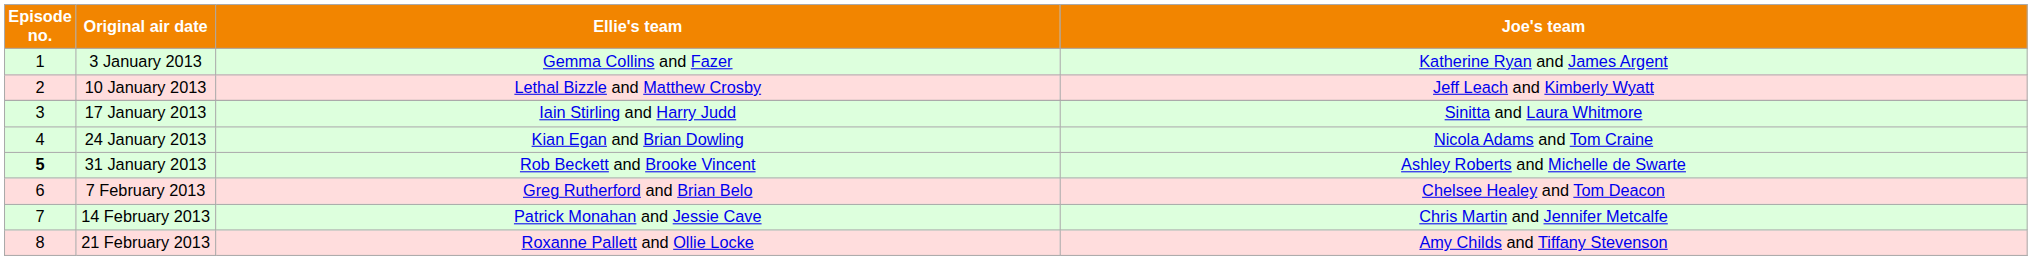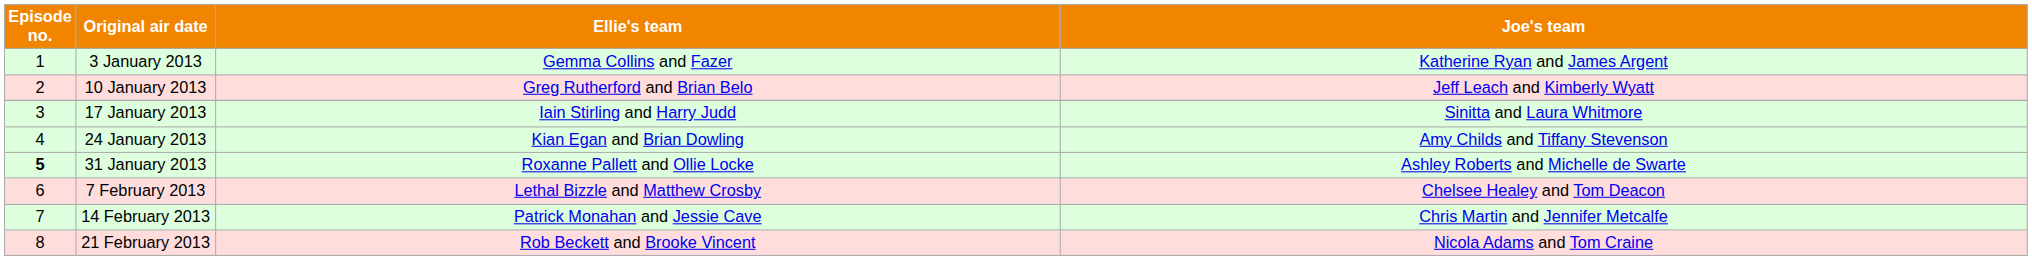(638, 87) Lethal Bizzle and Matthew Crosby -> (638, 87) Greg Rutherford and Brian Belo
(1544, 139) Nicola Adams and Tom Craine -> (1544, 139) Amy Childs and Tiffany Stevenson
(638, 165) Rob Beckett and Brooke Vincent -> (638, 165) Roxanne Pallett and Ollie Locke
(638, 191) Greg Rutherford and Brian Belo -> (638, 191) Lethal Bizzle and Matthew Crosby
(638, 242) Roxanne Pallett and Ollie Locke -> (638, 242) Rob Beckett and Brooke Vincent
(1544, 242) Amy Childs and Tiffany Stevenson -> (1544, 242) Nicola Adams and Tom Craine
